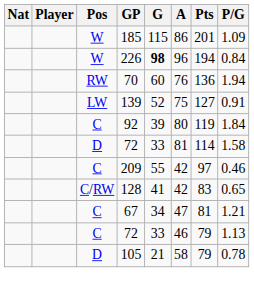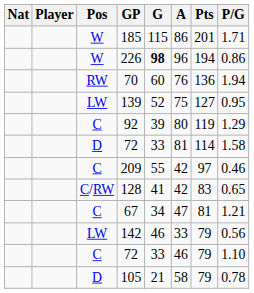(233, 37) 1.09 -> (233, 37) 1.71
(233, 59) 0.84 -> (233, 59) 0.86
(233, 102) 0.91 -> (233, 102) 0.95
(233, 124) 1.84 -> (233, 124) 1.29
+ row: (97, 233)
(233, 233) 1.13 -> (233, 255) 1.10
